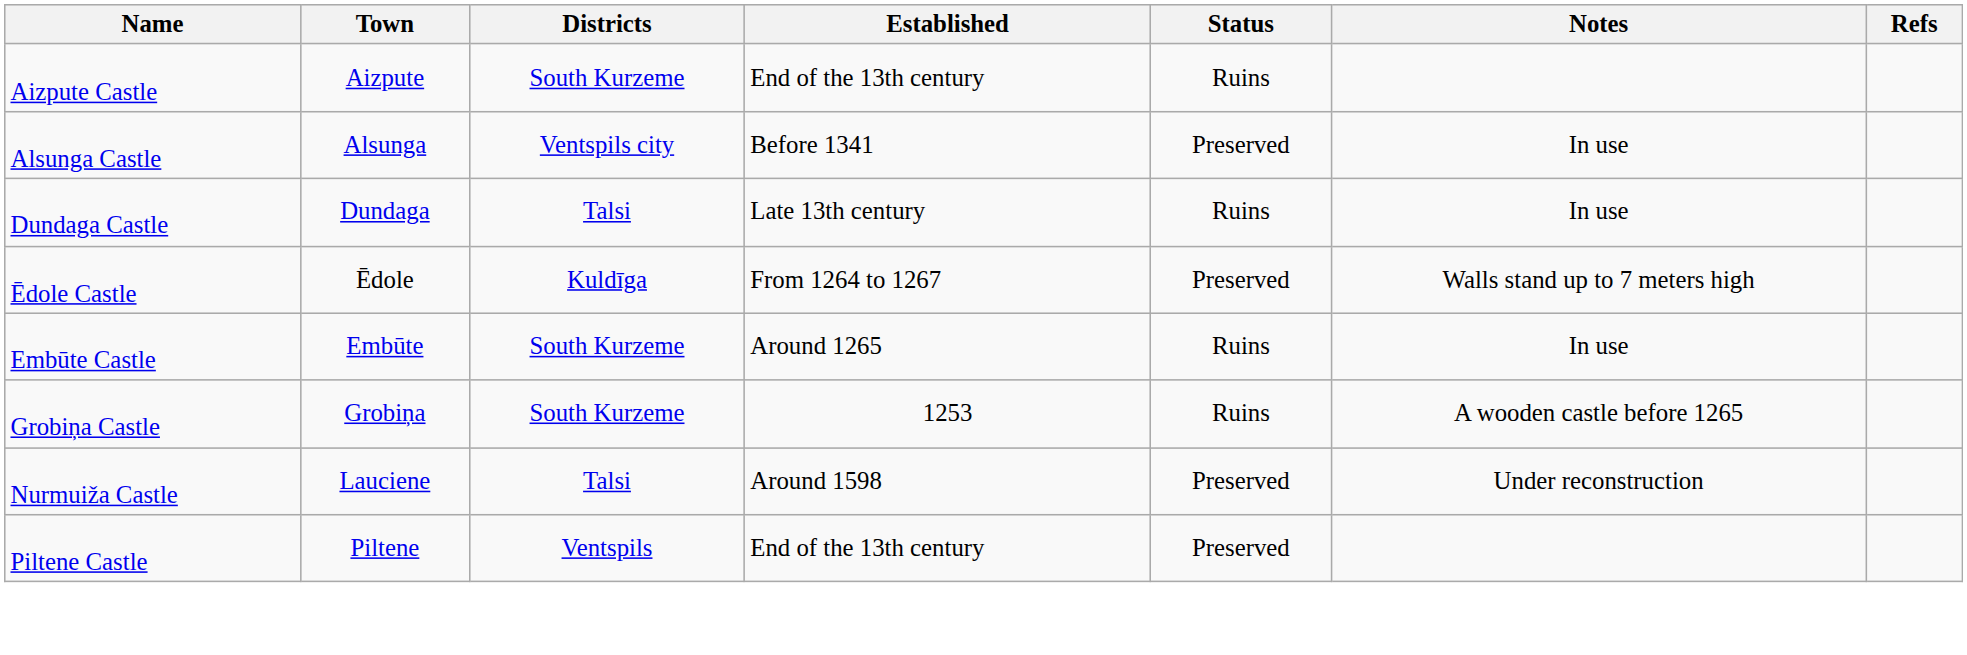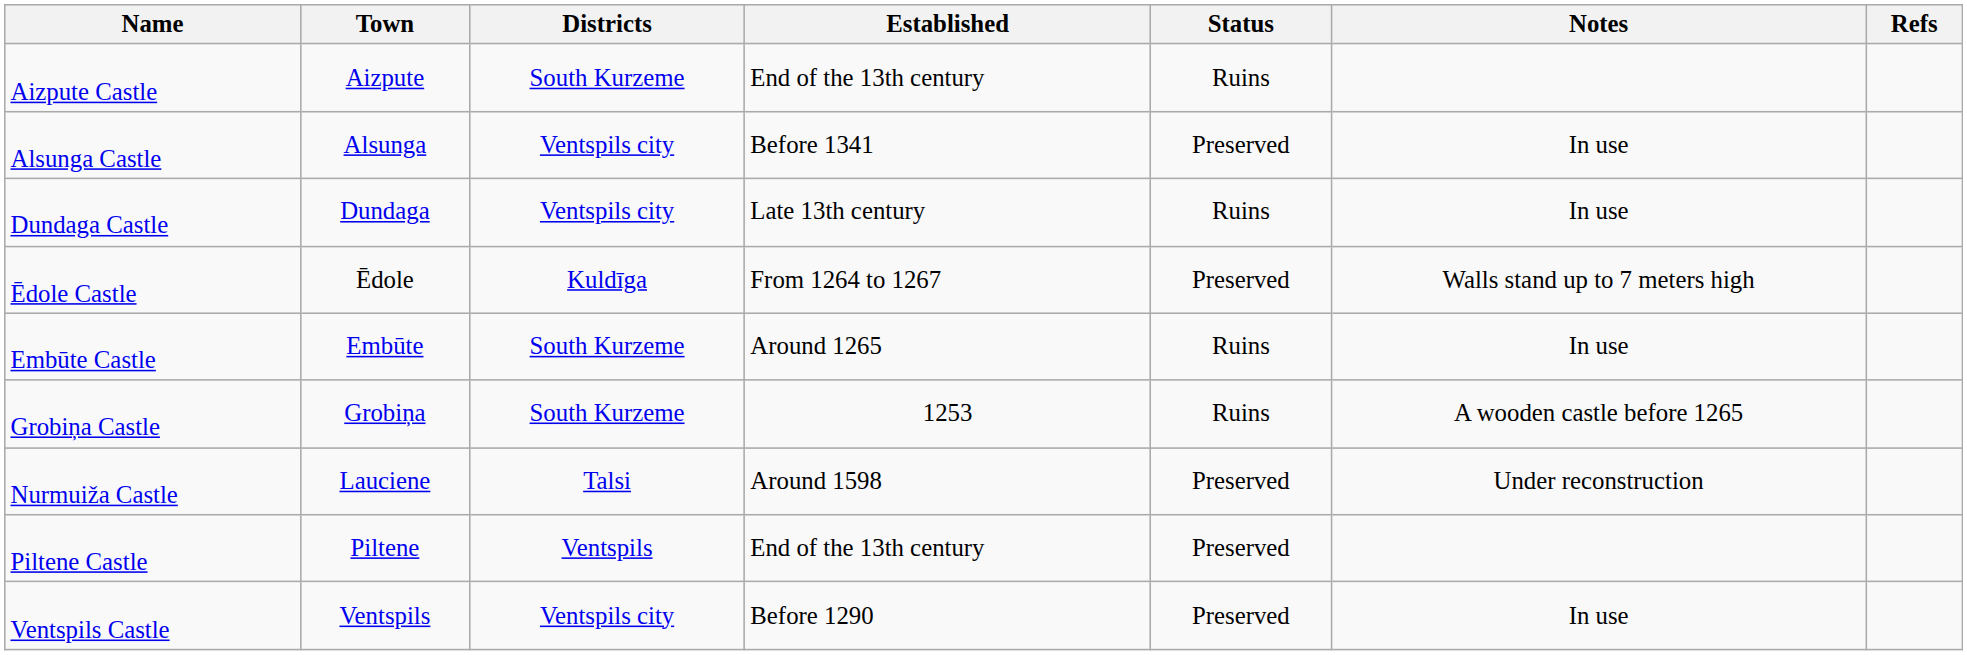(607, 211) Talsi -> (607, 211) Ventspils city
+ row: (90, 629)
